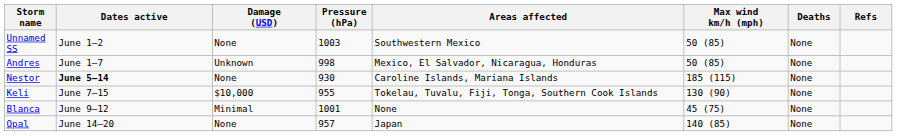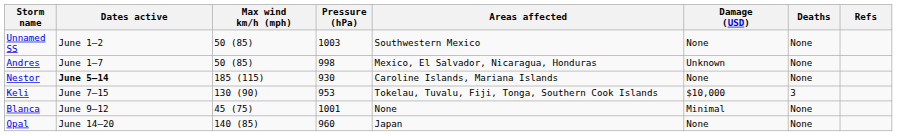columns swapped: (736, 17) <-> (264, 17)
(327, 93) 955 -> (327, 93) 953
(801, 93) None -> (793, 93) 3
(327, 123) 957 -> (327, 123) 960
